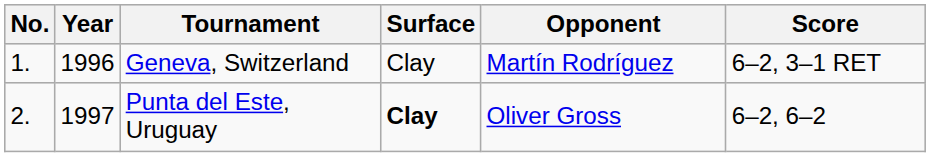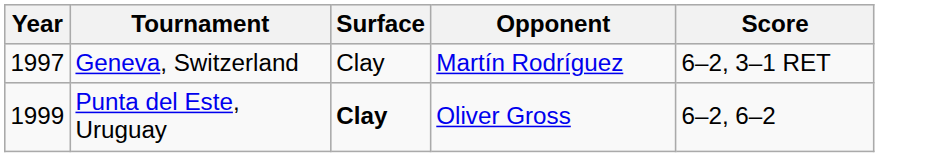- column: (30, 23)
(88, 62) 1996 -> (37, 62) 1997
(88, 116) 1997 -> (37, 116) 1999
